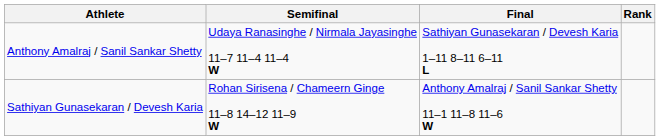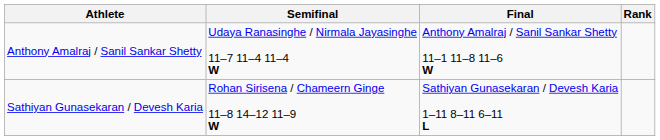(520, 51) Sathiyan Gunasekaran / Devesh Karia 1–11 8–11 6–11 L -> (520, 51) Anthony Amalraj / Sanil Sankar Shetty 11–1 11–8 11–6 W
(520, 108) Anthony Amalraj / Sanil Sankar Shetty 11–1 11–8 11–6 W -> (520, 108) Sathiyan Gunasekaran / Devesh Karia 1–11 8–11 6–11 L
